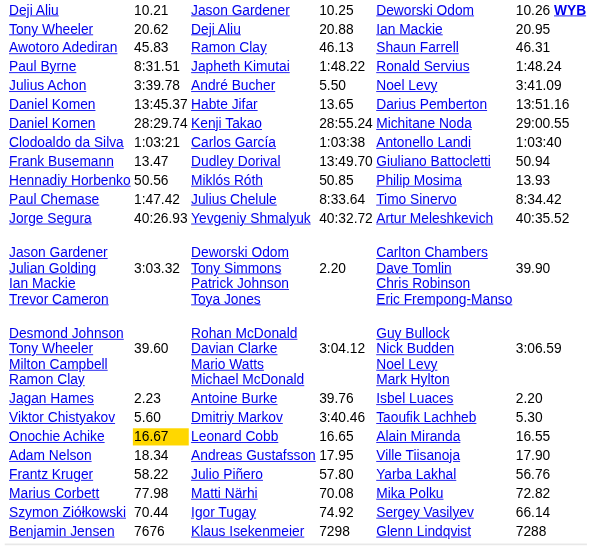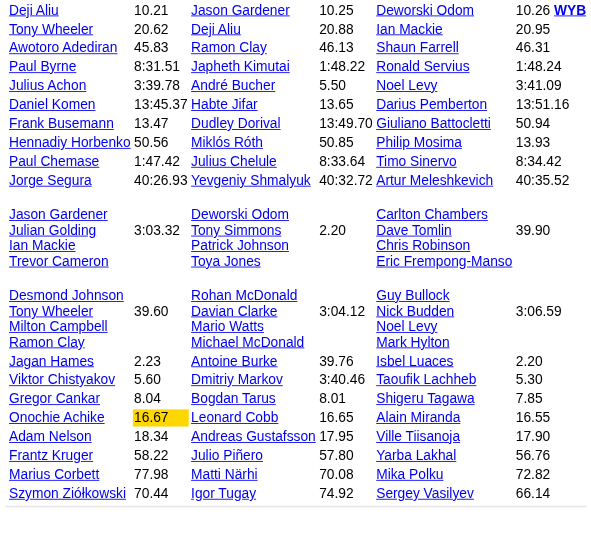- row: (52, 123)
- row: (66, 142)
+ row: (55, 399)
- row: (62, 531)
